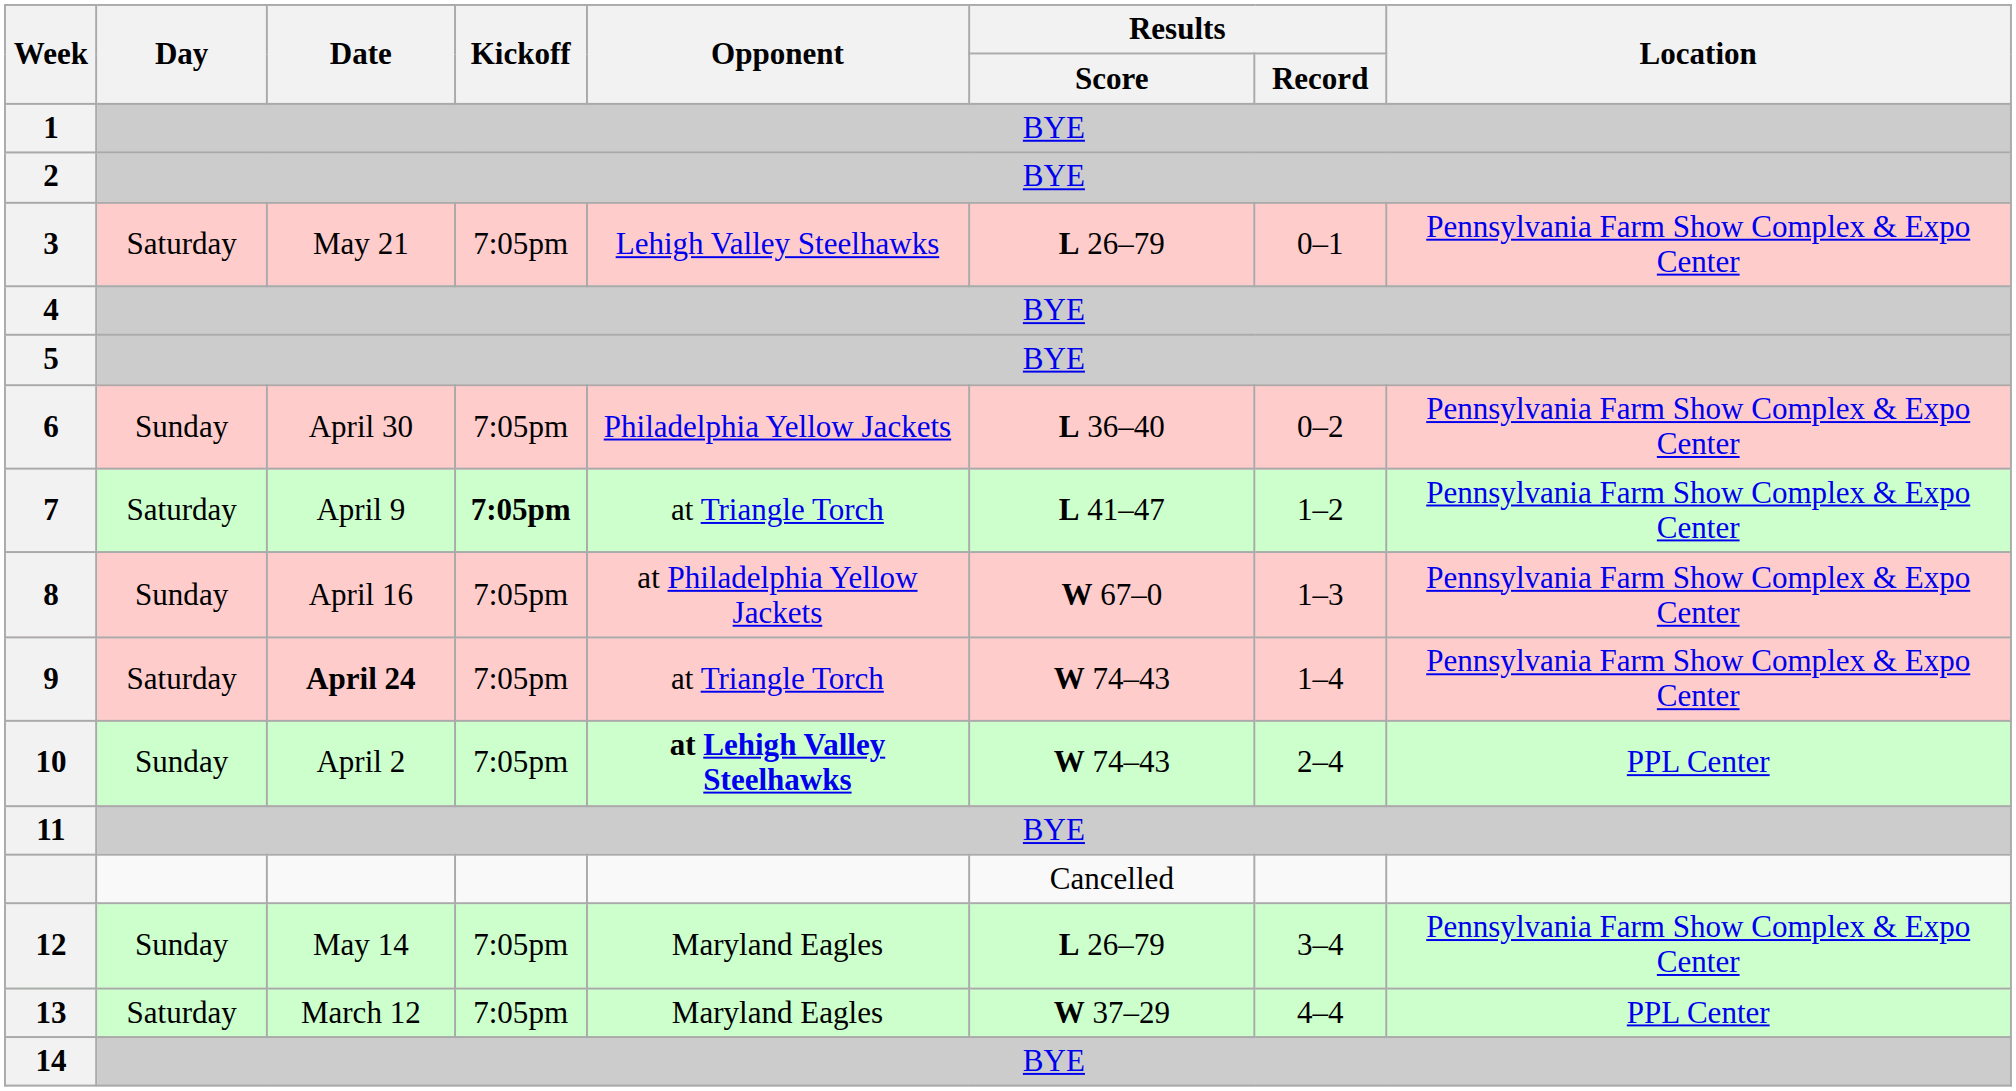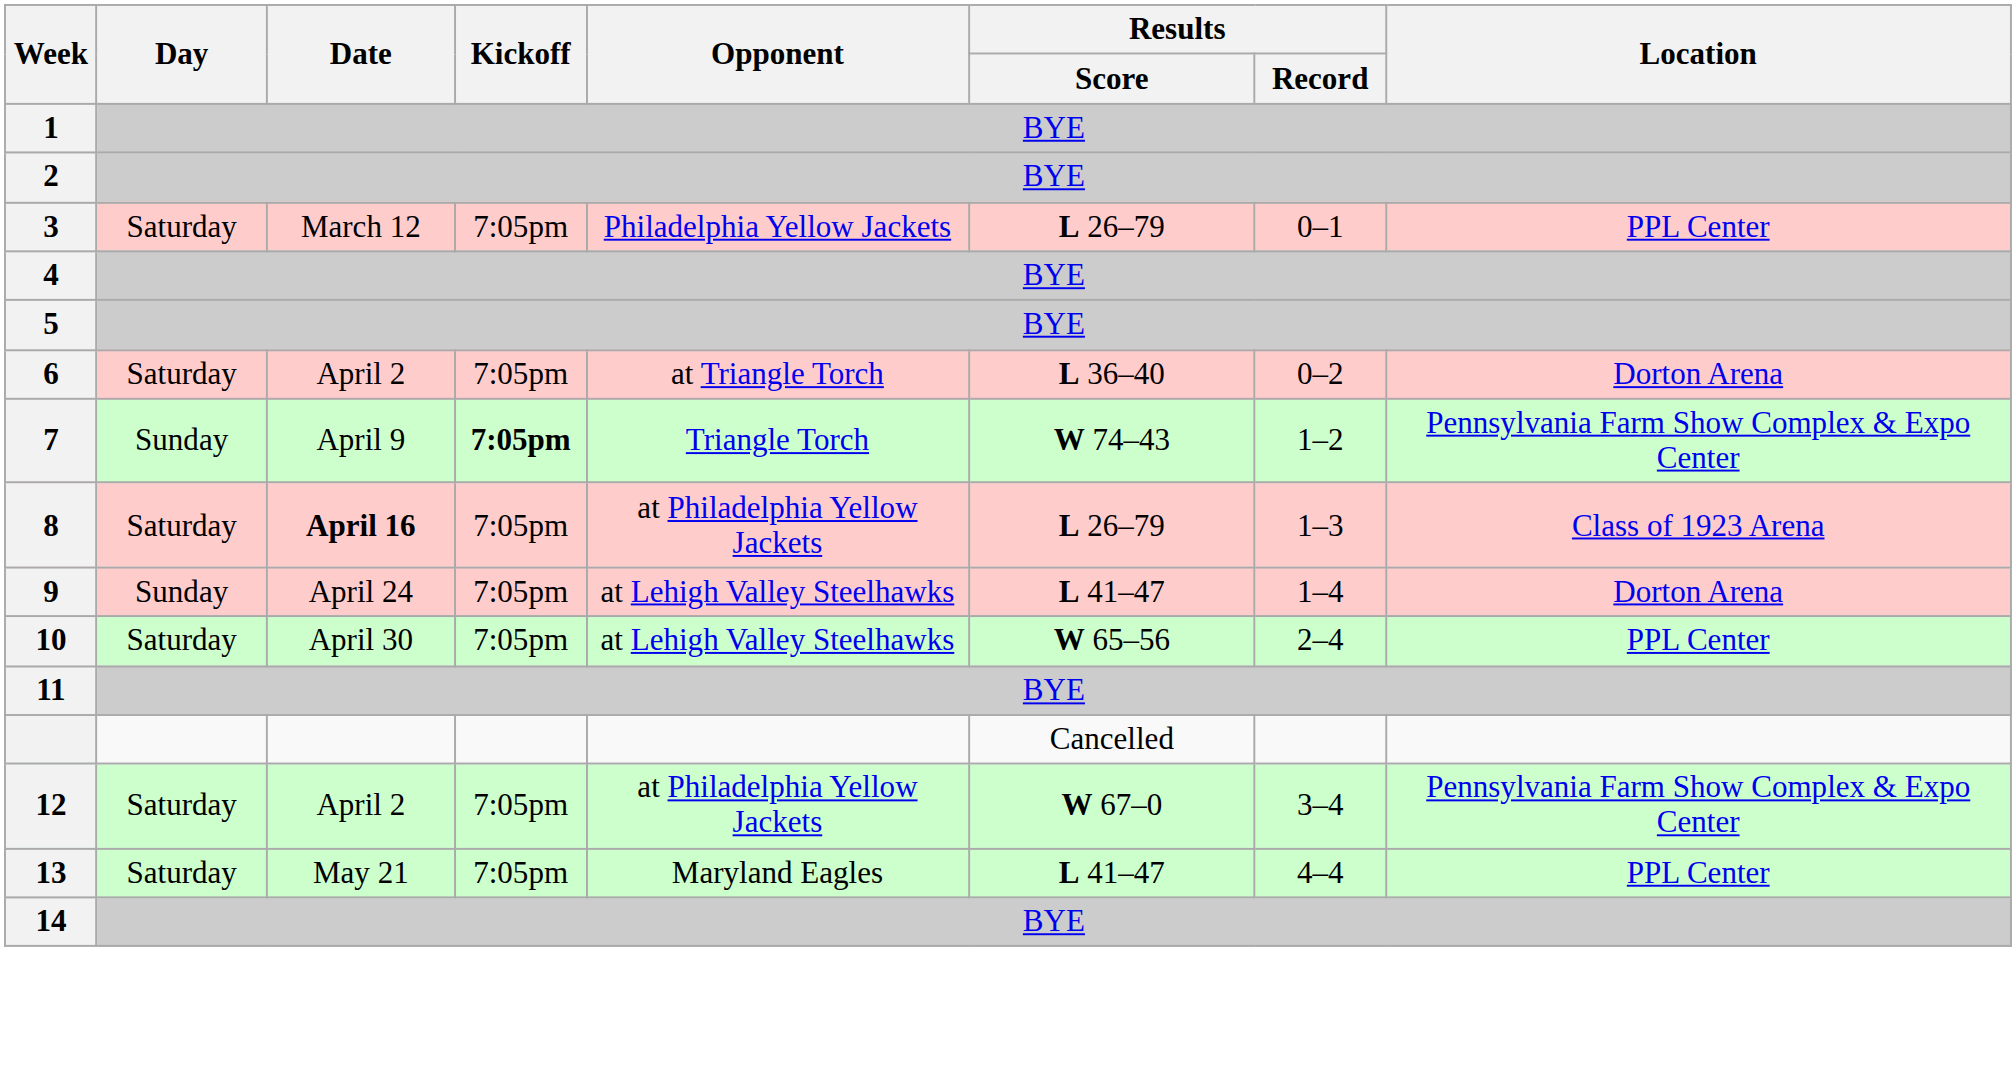(361, 243) May 21 -> (361, 226) March 12
(777, 243) Lehigh Valley Steelhawks -> (777, 226) Philadelphia Yellow Jackets
(1698, 243) Pennsylvania Farm Show Complex & Expo Center -> (1698, 226) PPL Center
(182, 426) Sunday -> (182, 373) Saturday
(361, 426) April 30 -> (361, 373) April 2
(777, 426) Philadelphia Yellow Jackets -> (777, 373) at Triangle Torch
(1698, 426) Pennsylvania Farm Show Complex & Expo Center -> (1698, 373) Dorton Arena
(182, 510) Saturday -> (182, 440) Sunday
(777, 510) at Triangle Torch -> (777, 440) Triangle Torch
(1112, 510) L 41–47 -> (1112, 440) W 74–43
(182, 594) Sunday -> (182, 524) Saturday
(361, 594) normal -> (361, 524) bold
(1112, 594) W 67–0 -> (1112, 524) L 26–79
(1698, 594) Pennsylvania Farm Show Complex & Expo Center -> (1698, 524) Class of 1923 Arena
(182, 678) Saturday -> (182, 591) Sunday
(361, 678) bold -> (361, 591) normal
(777, 678) at Triangle Torch -> (777, 591) at Lehigh Valley Steelhawks
(1112, 678) W 74–43 -> (1112, 591) L 41–47
(1698, 678) Pennsylvania Farm Show Complex & Expo Center -> (1698, 591) Dorton Arena
(182, 762) Sunday -> (182, 640) Saturday
(361, 762) April 2 -> (361, 640) April 30
(777, 762) bold -> (777, 640) normal
(1112, 762) W 74–43 -> (1112, 640) W 65–56
(182, 945) Sunday -> (182, 805) Saturday
(361, 945) May 14 -> (361, 805) April 2
(777, 945) Maryland Eagles -> (777, 805) at Philadelphia Yellow Jackets
(1112, 945) L 26–79 -> (1112, 805) W 67–0
(361, 1011) March 12 -> (361, 872) May 21
(1112, 1011) W 37–29 -> (1112, 872) L 41–47
